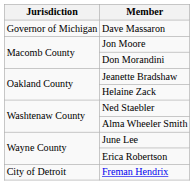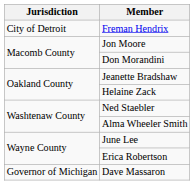rows swapped: (135, 172) <-> (133, 28)
